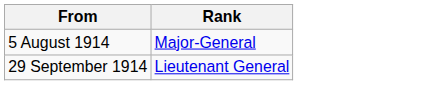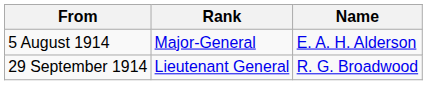+ column: (357, 17)
